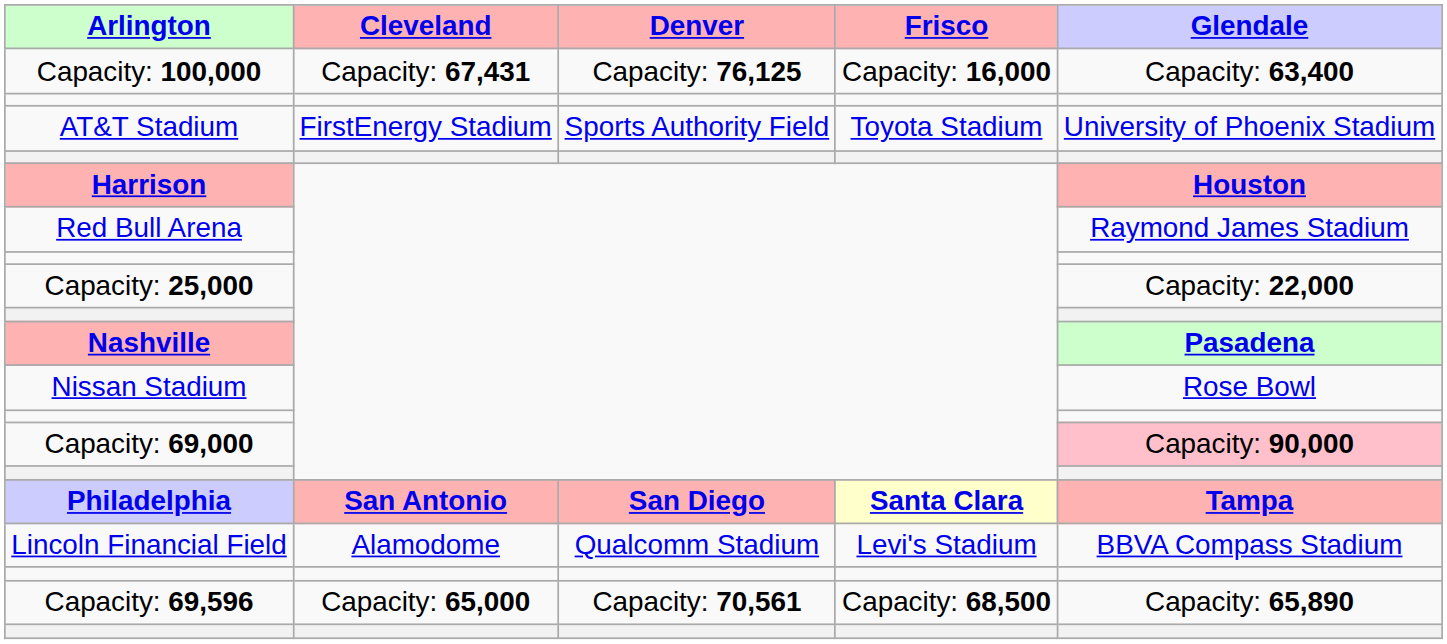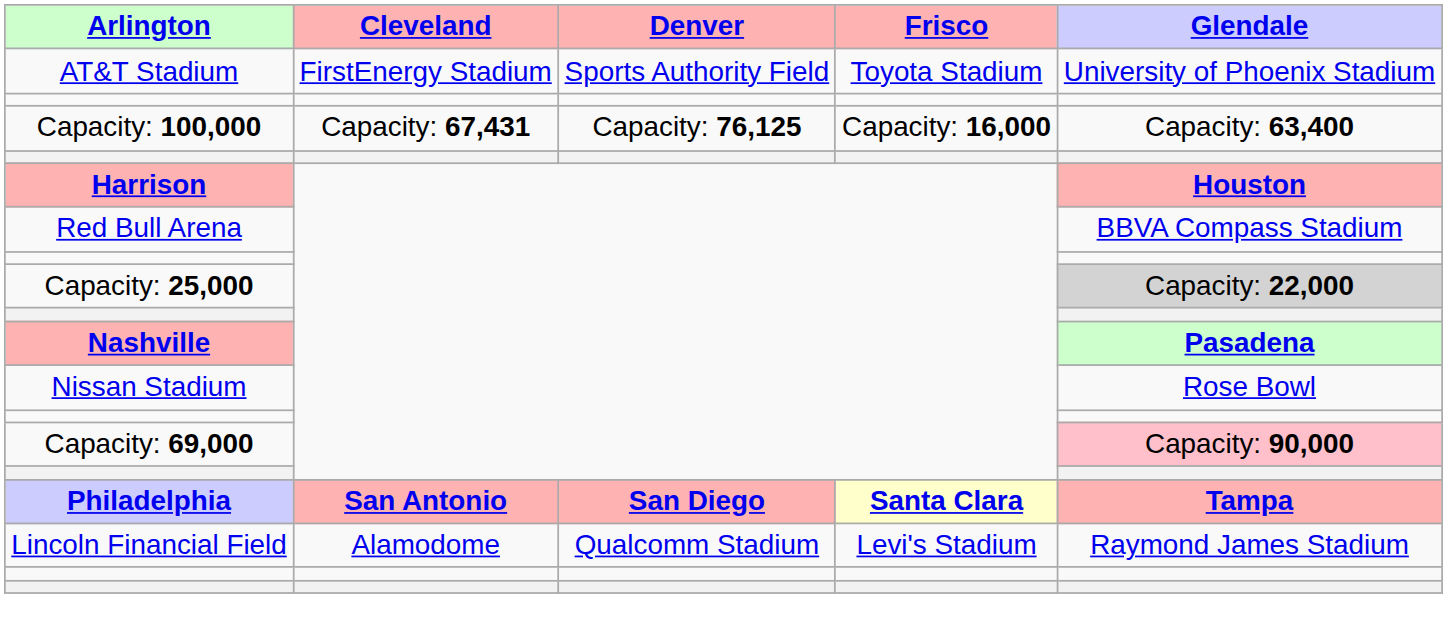rows swapped: (149, 127) <-> (149, 70)
(1250, 228) Raymond James Stadium -> (1250, 228) BBVA Compass Stadium
(1250, 285) no background -> (1250, 285) lightgrey background
(1250, 545) BBVA Compass Stadium -> (1250, 545) Raymond James Stadium
- row: (149, 602)
